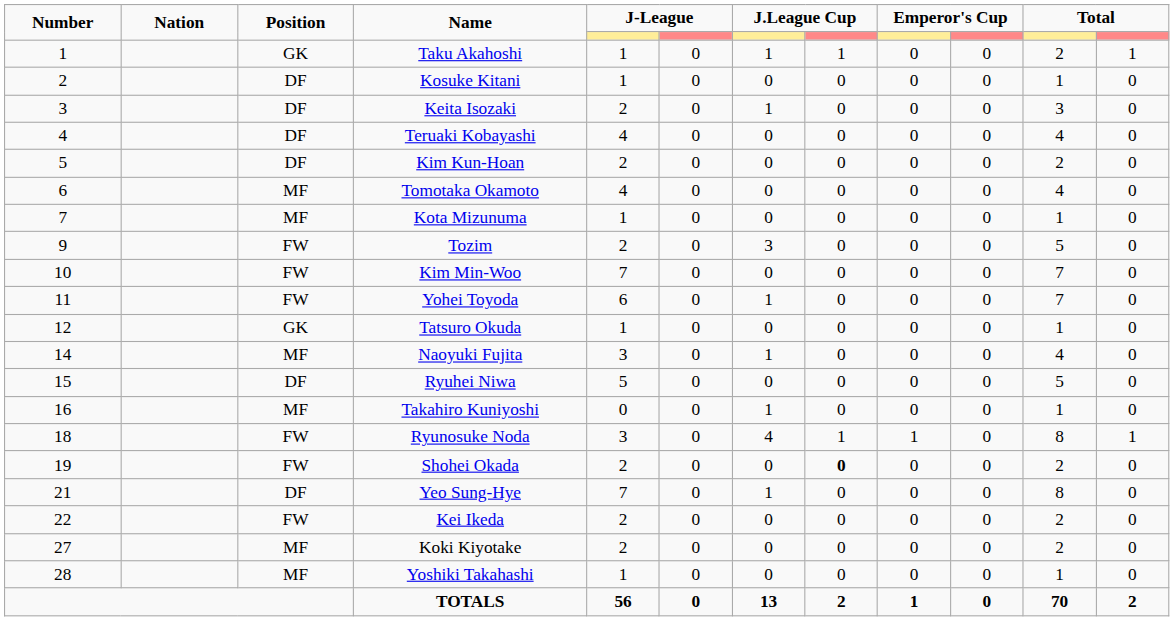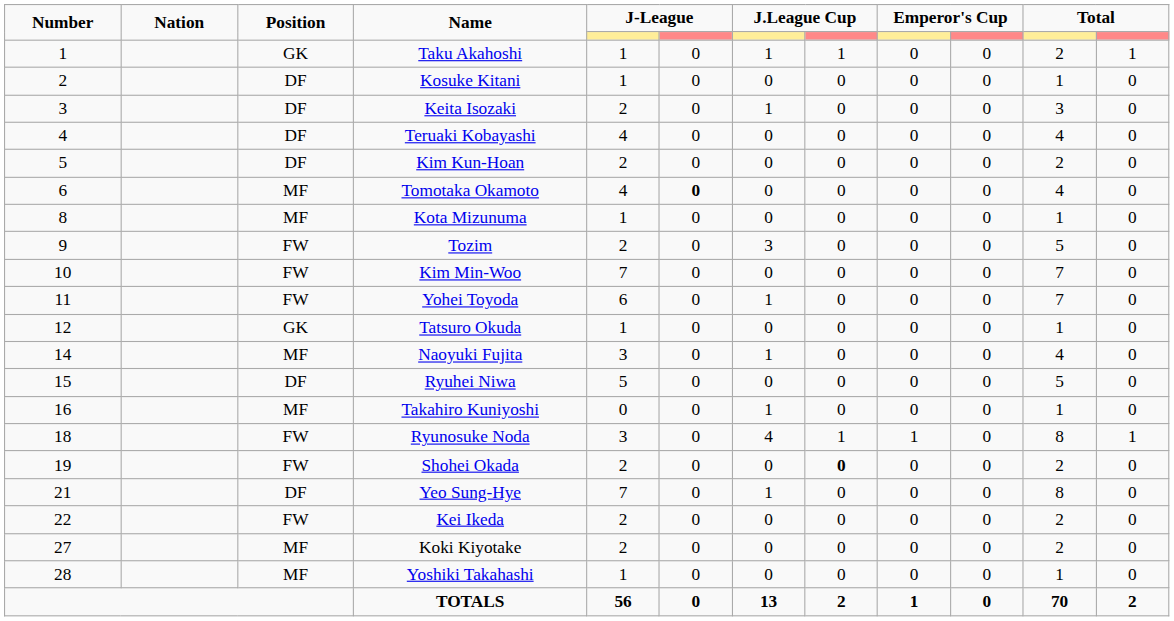(696, 190) normal -> (696, 190) bold
(63, 218) 7 -> (63, 218) 8
